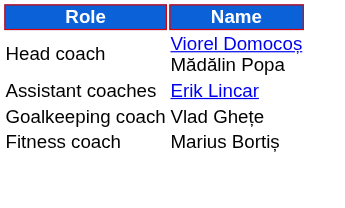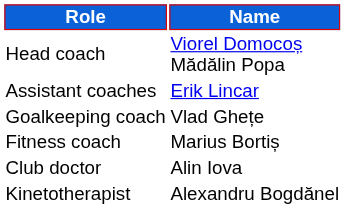+ row: (53, 168)
+ row: (68, 193)
